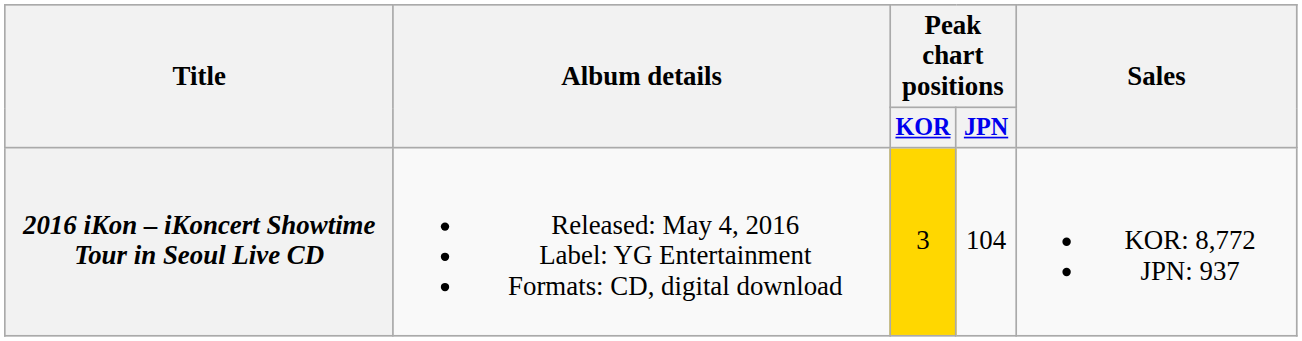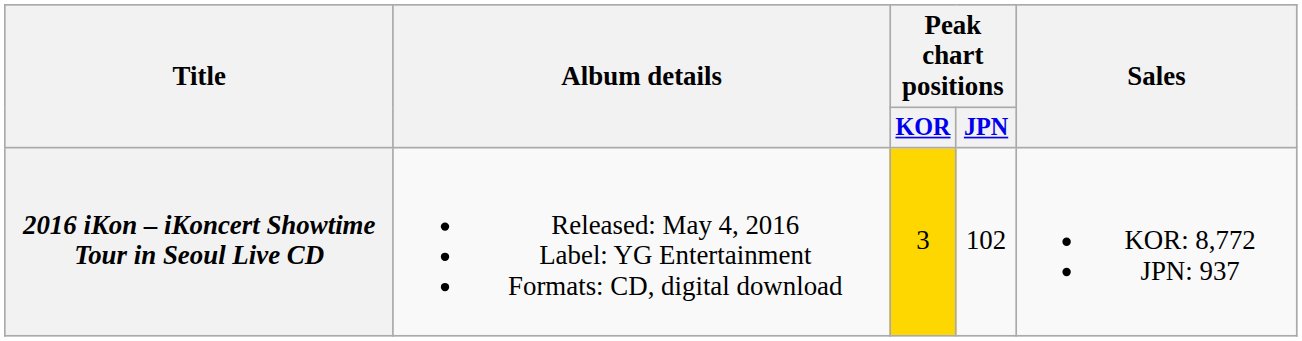(986, 241) 104 -> (986, 241) 102
